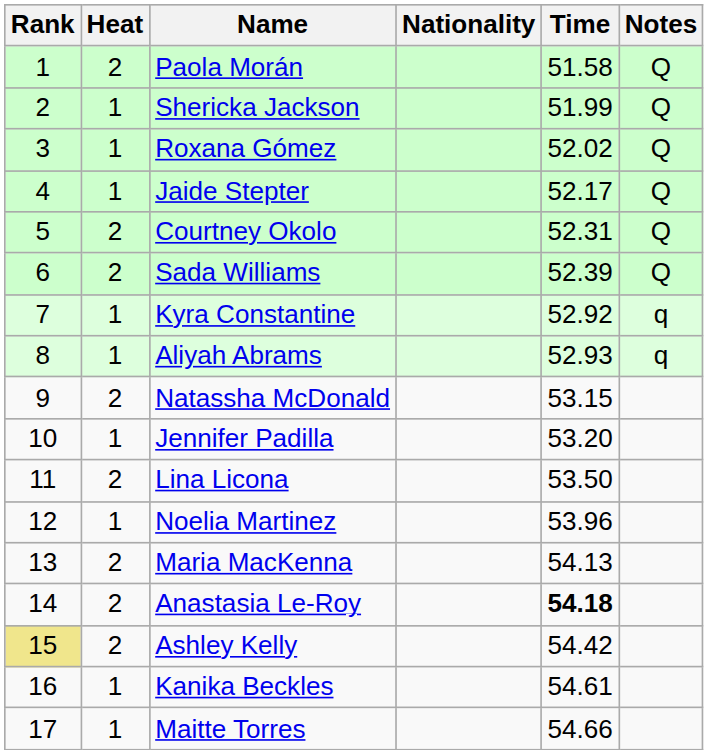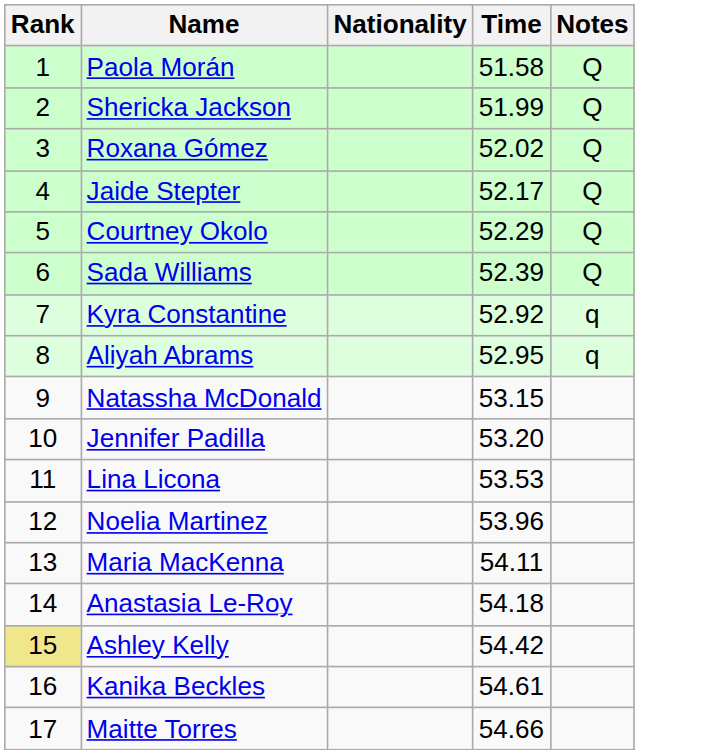- column: (115, 25)
(580, 231) 52.31 -> (511, 231) 52.29
(580, 356) 52.93 -> (511, 356) 52.95
(580, 480) 53.50 -> (511, 480) 53.53
(580, 562) 54.13 -> (511, 562) 54.11
(580, 604) bold -> (511, 604) normal
